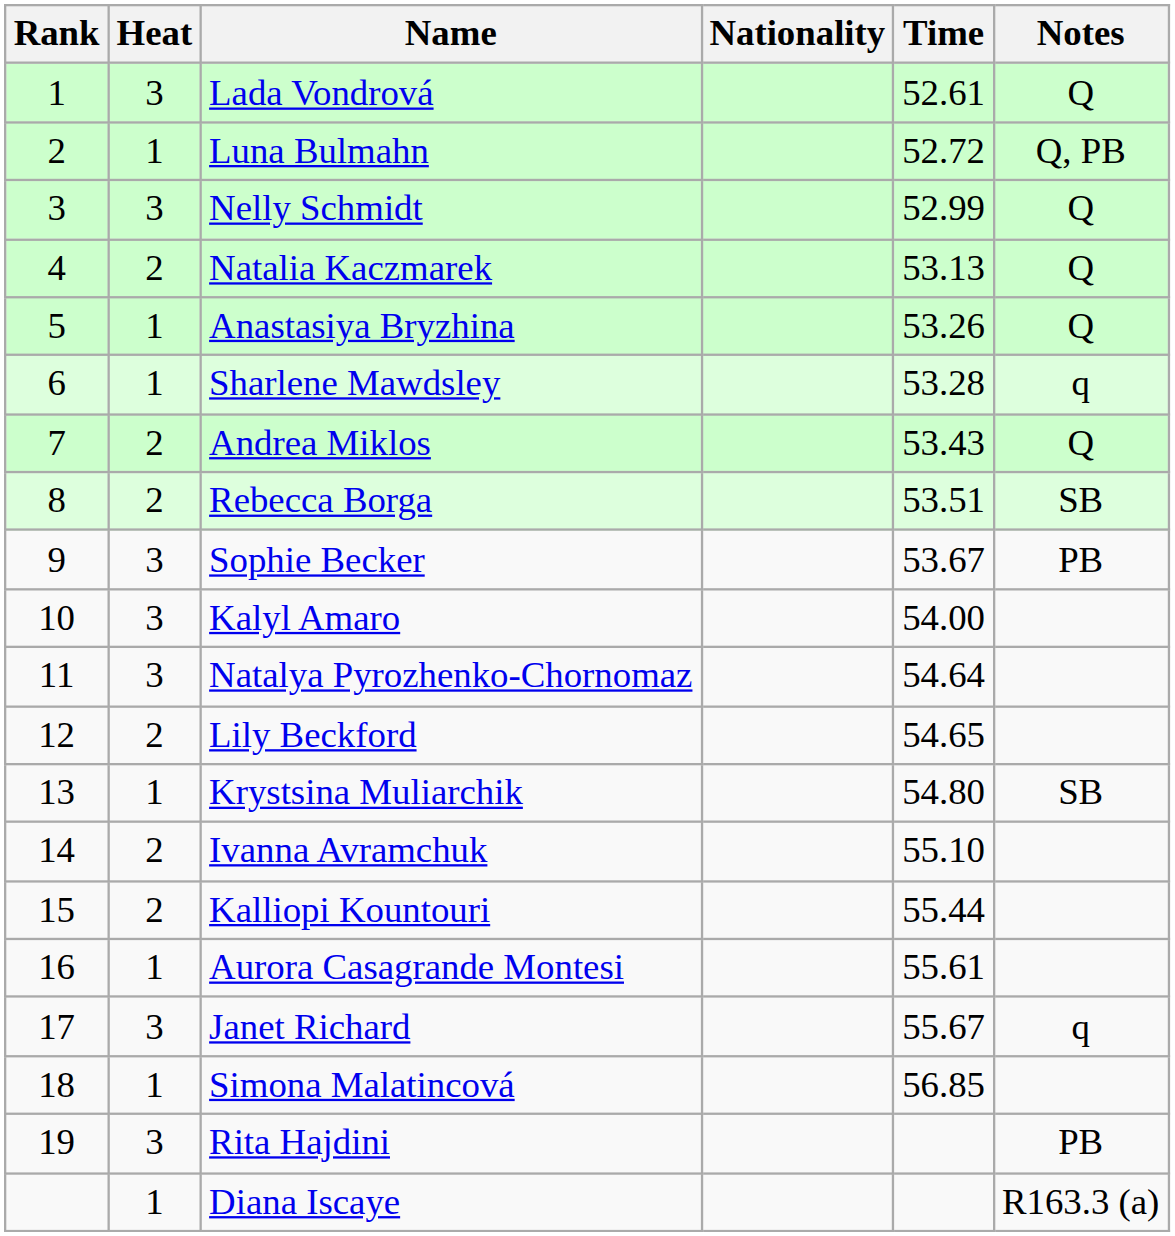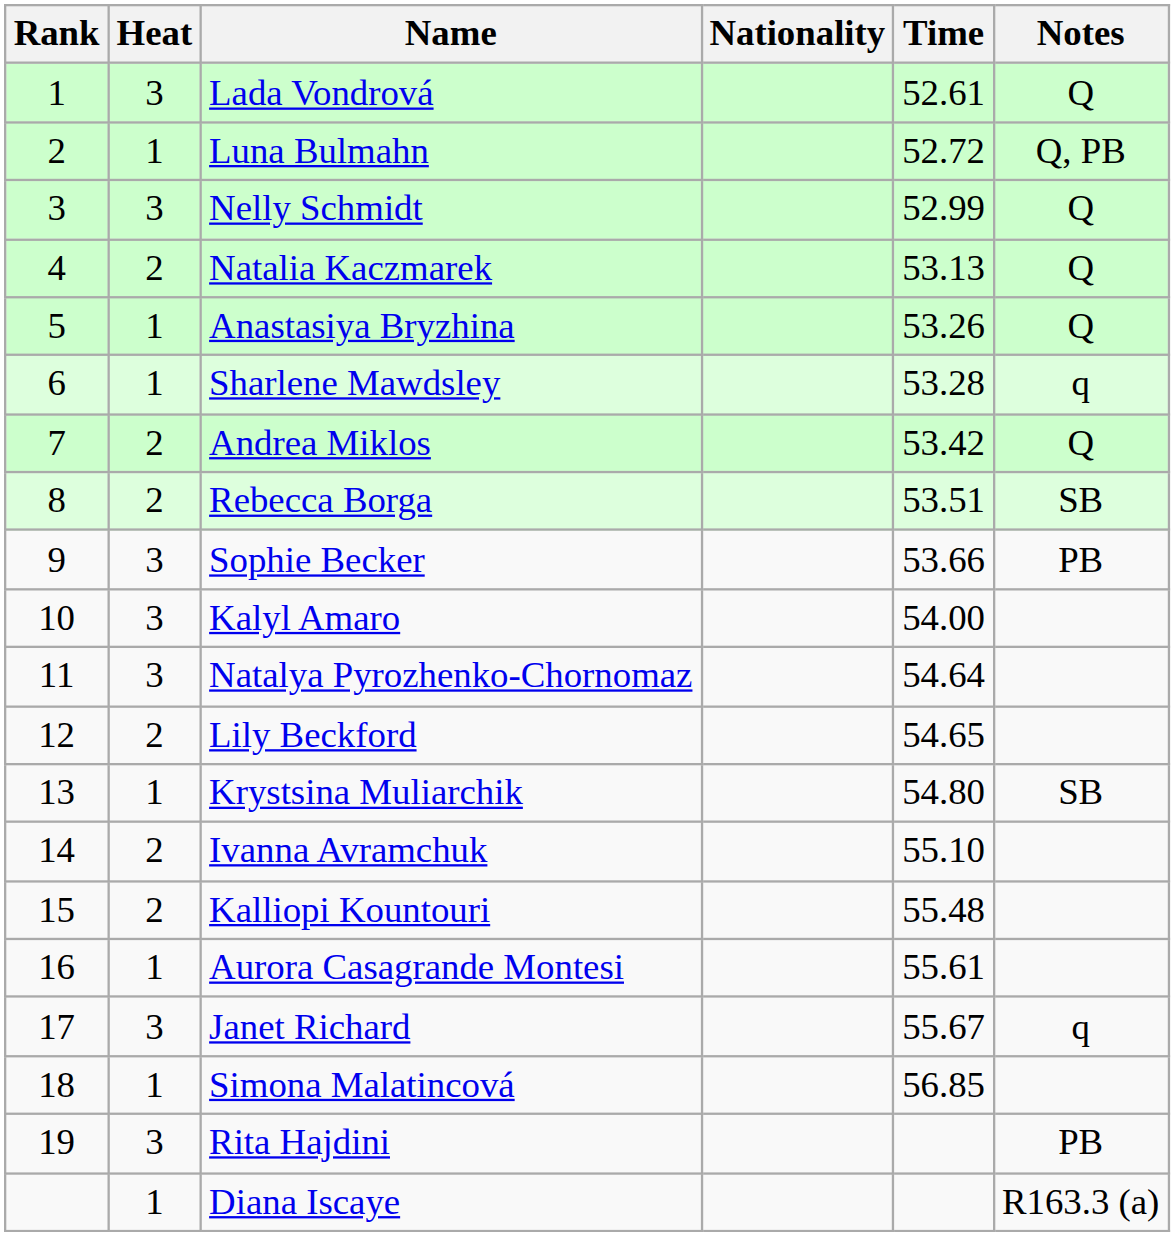(944, 442) 53.43 -> (944, 442) 53.42
(944, 558) 53.67 -> (944, 558) 53.66
(944, 909) 55.44 -> (944, 909) 55.48
